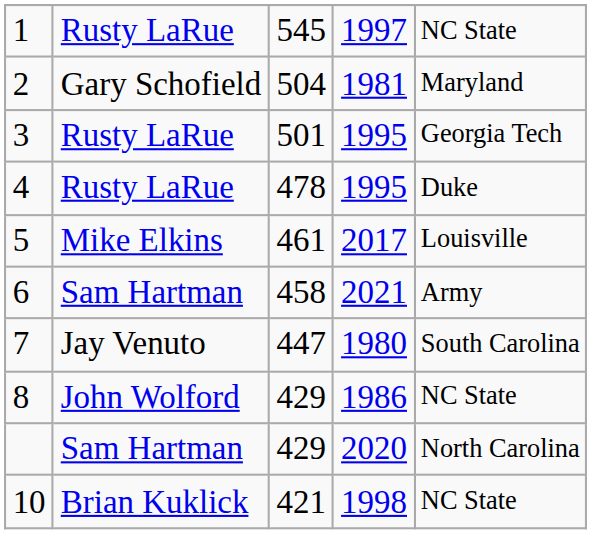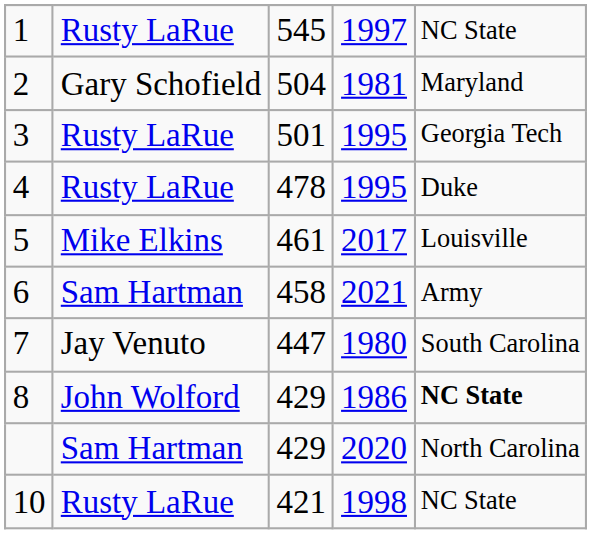(469, 396) normal -> (472, 396) bold
(155, 501) Brian Kuklick -> (147, 501) Rusty LaRue
